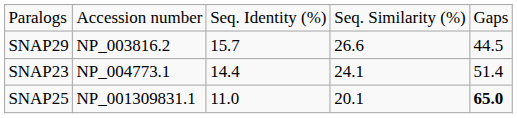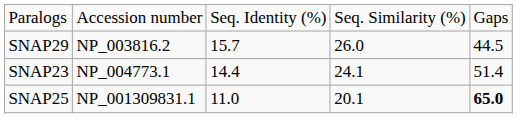(349, 44) 26.6 -> (349, 44) 26.0
